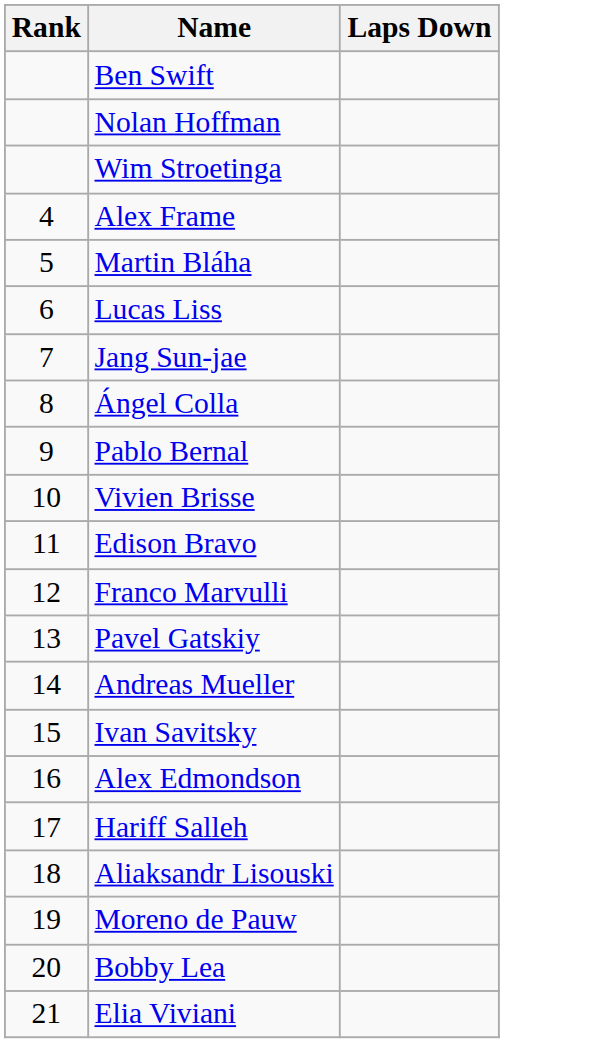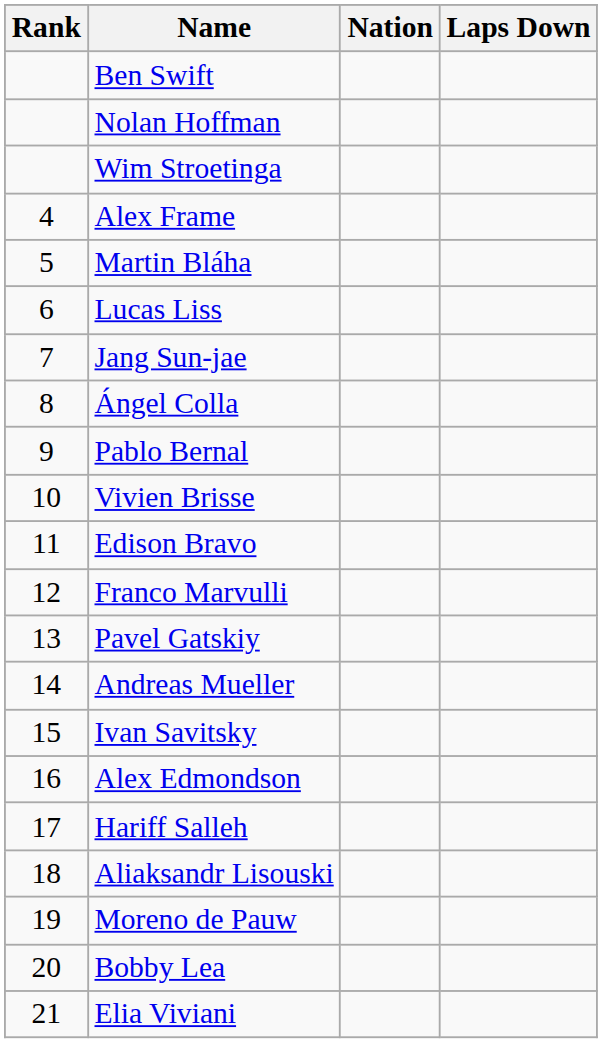+ column: (390, 27)
